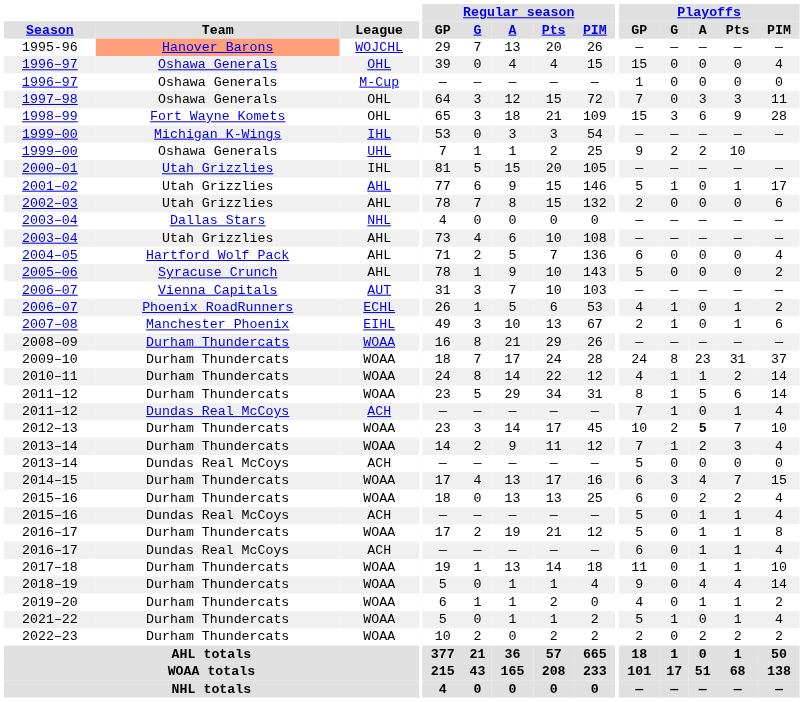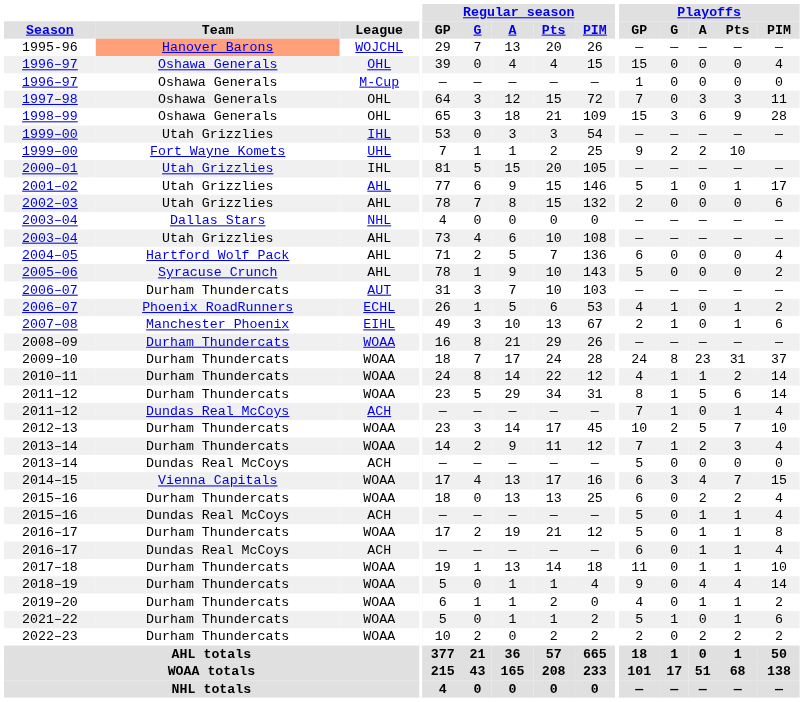(218, 117) Fort Wayne Komets -> (218, 117) Oshawa Generals
(218, 134) Michigan K-Wings -> (218, 134) Utah Grizzlies
(218, 151) Oshawa Generals -> (218, 151) Fort Wayne Komets
(218, 290) Vienna Capitals -> (218, 290) Durham Thundercats
(703, 429) bold -> (703, 429) normal
(218, 481) Durham Thundercats -> (218, 481) Vienna Capitals
(779, 620) 4 -> (779, 620) 6
